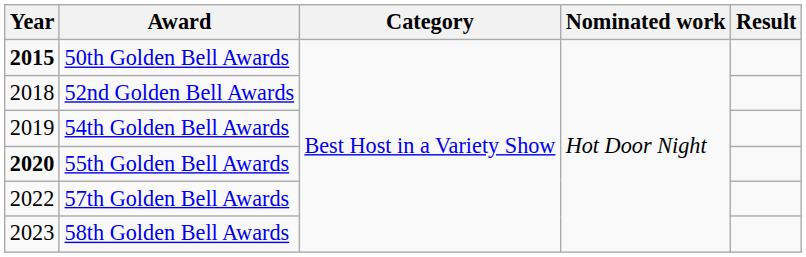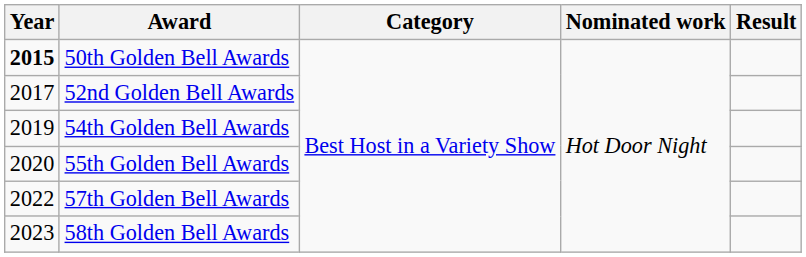(32, 92) 2018 -> (32, 92) 2017
(32, 163) bold -> (32, 163) normal
